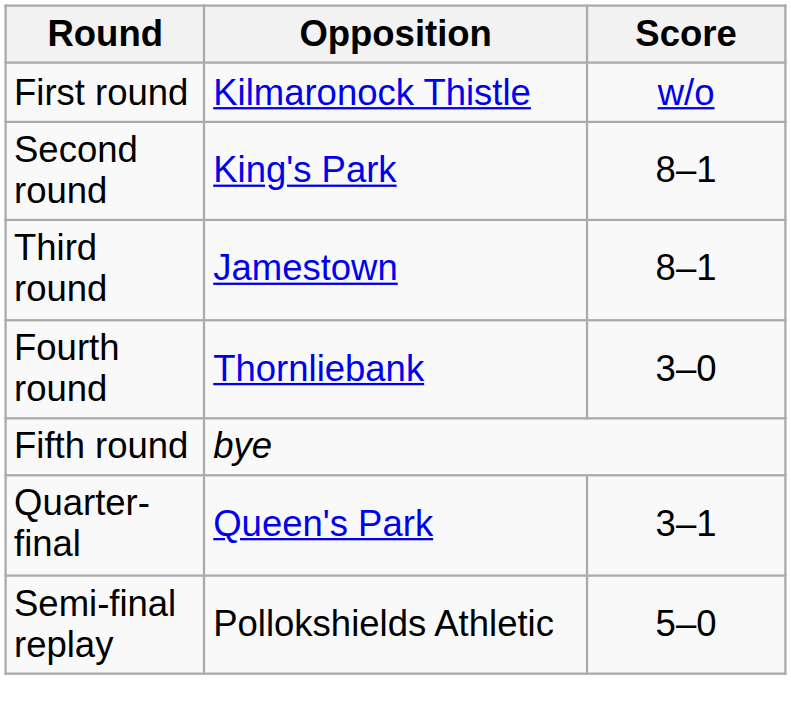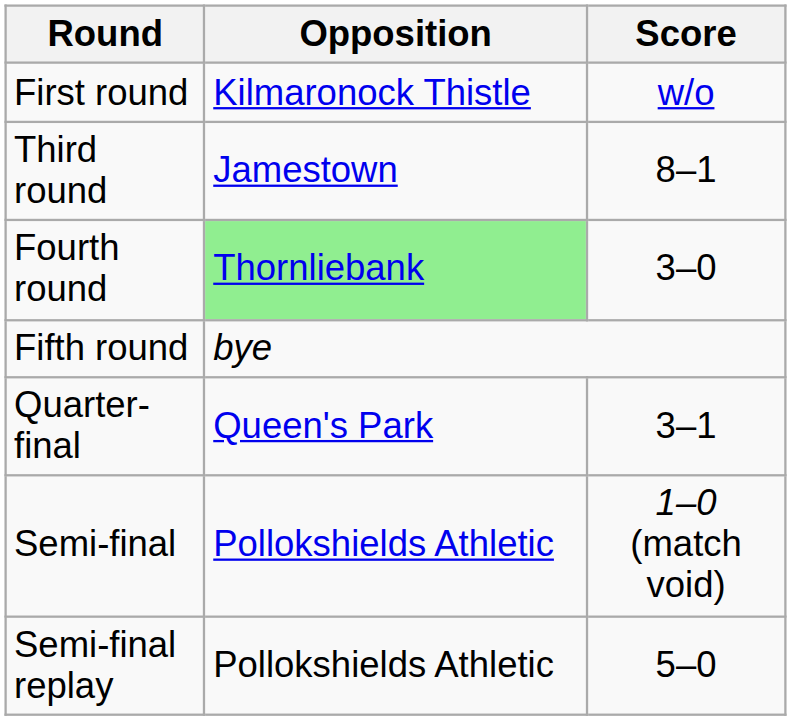- row: (76, 170)
(319, 367) no background -> (319, 269) lightgreen background
+ row: (95, 545)
